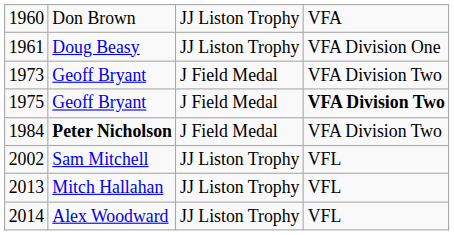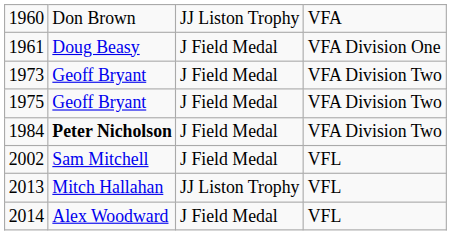(240, 46) JJ Liston Trophy -> (229, 46) J Field Medal
(376, 103) bold -> (375, 103) normal
(240, 159) JJ Liston Trophy -> (229, 159) J Field Medal
(240, 215) JJ Liston Trophy -> (229, 215) J Field Medal
